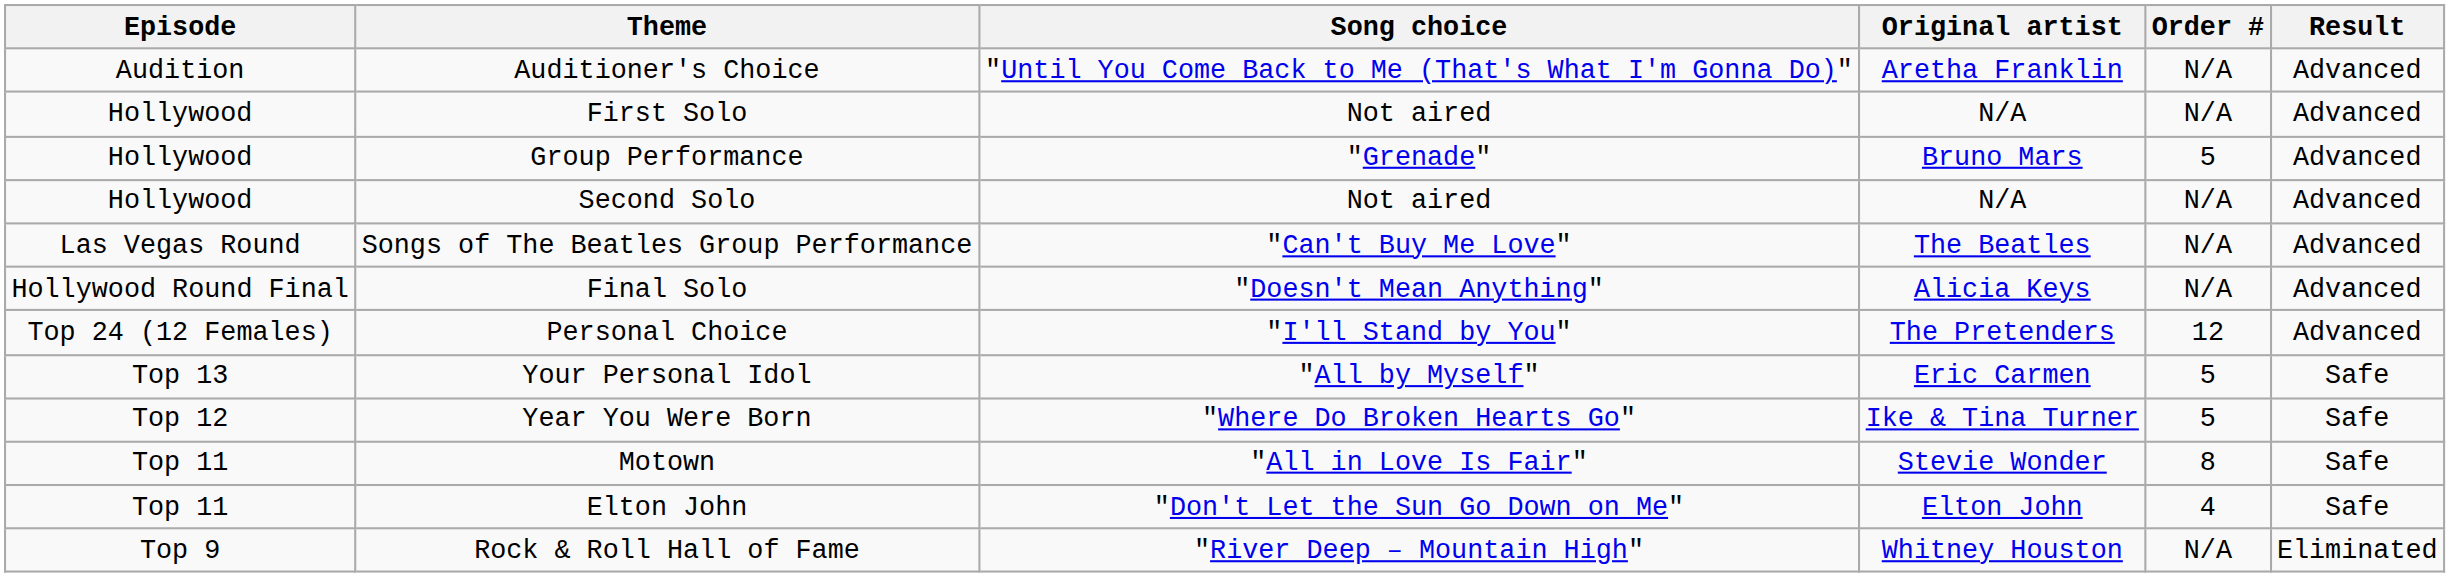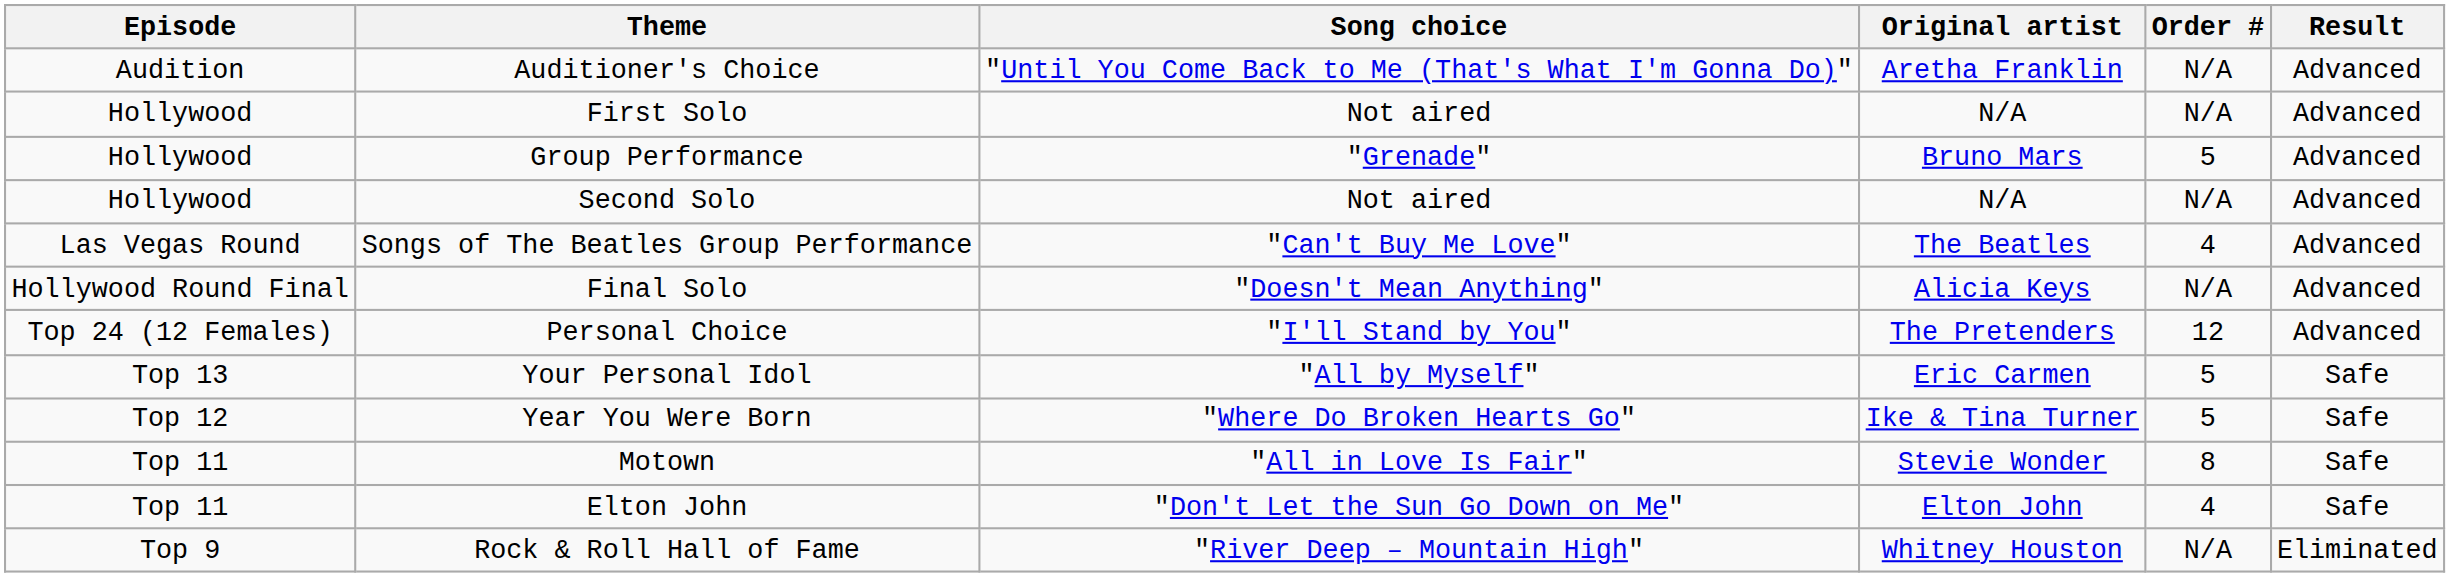(2208, 245) N/A -> (2208, 245) 4
